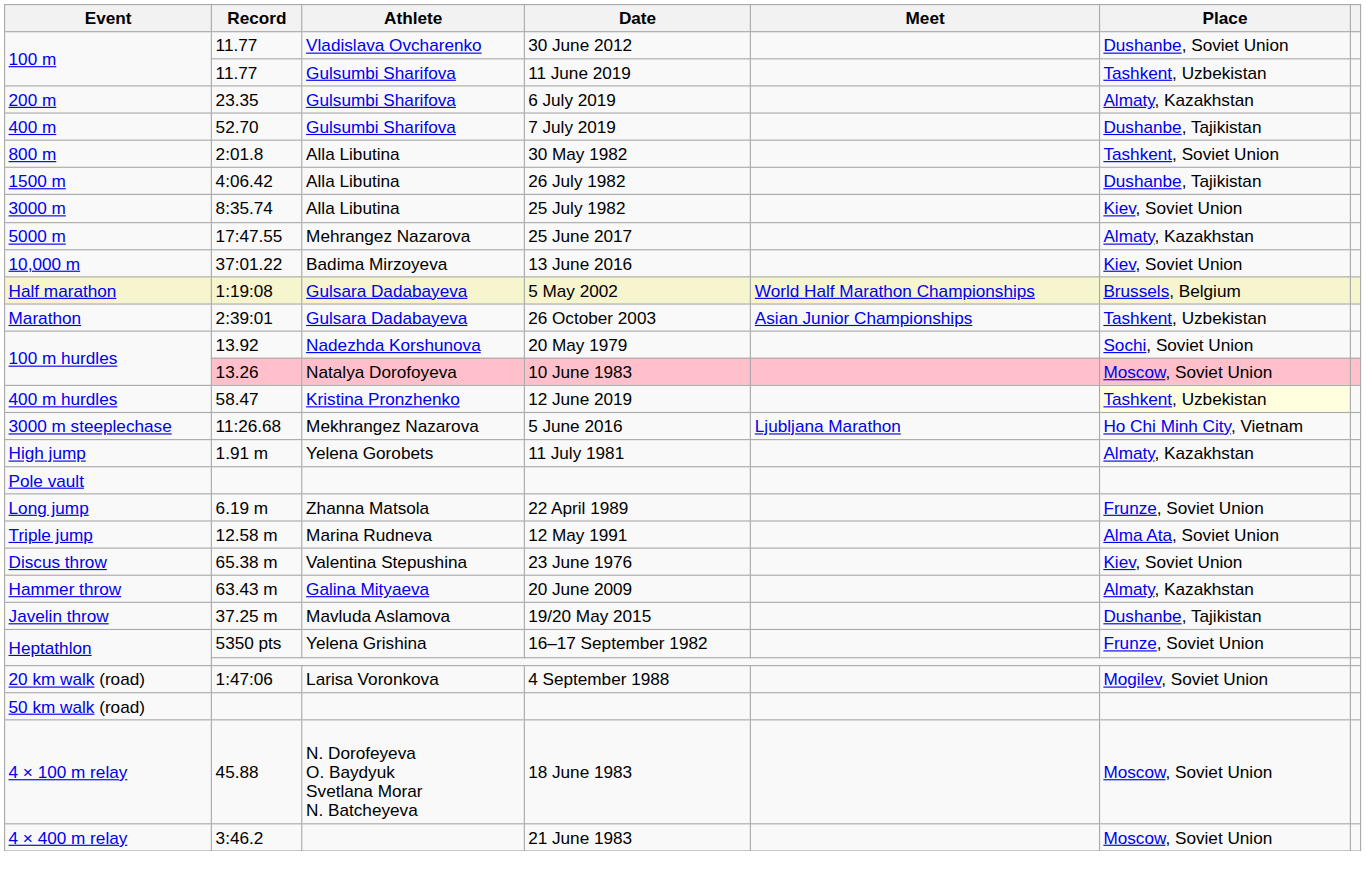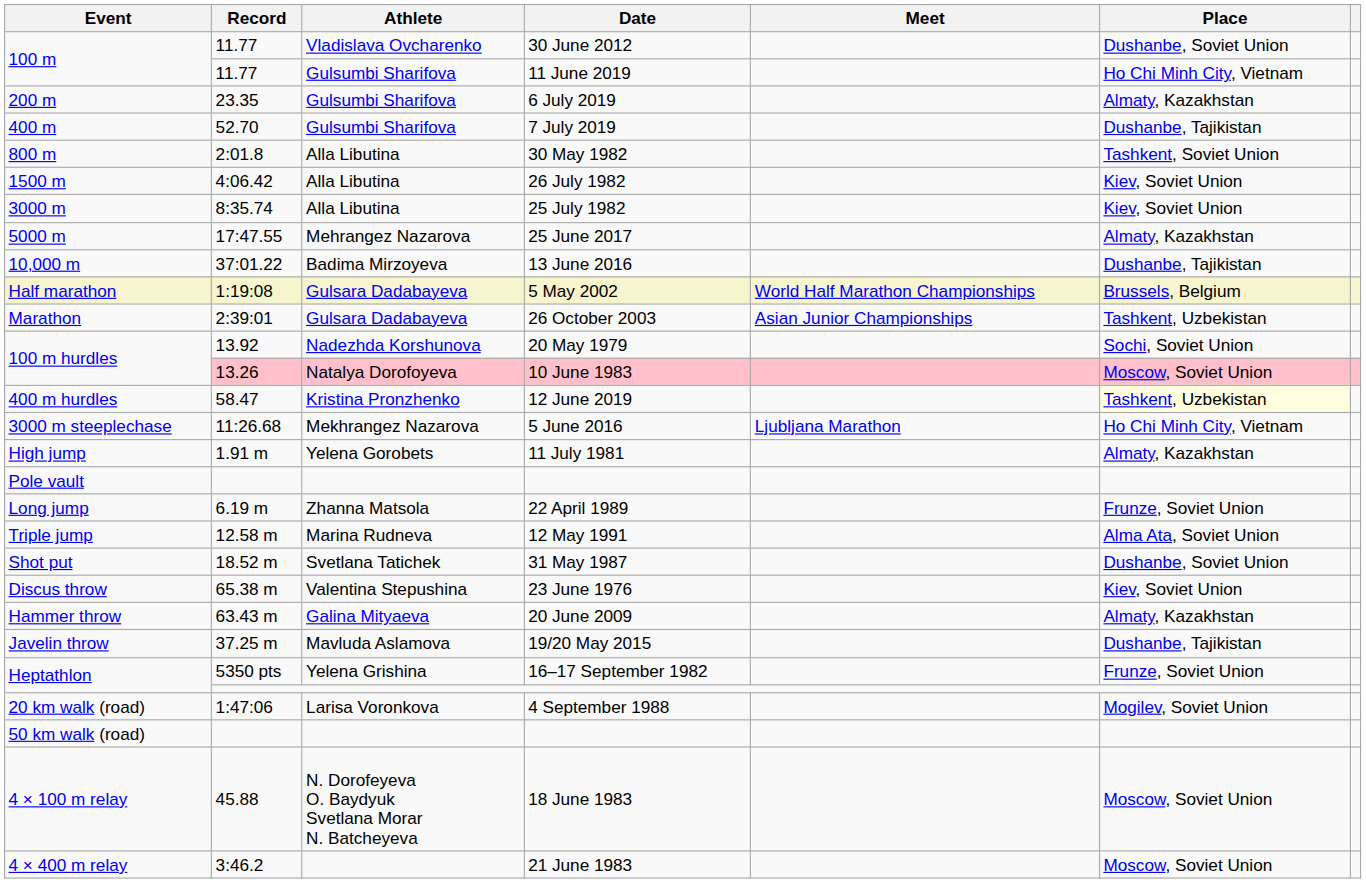(1185, 73) Tashkent, Uzbekistan -> (1203, 73) Ho Chi Minh City, Vietnam
(1182, 181) Dushanbe, Tajikistan -> (1173, 181) Kiev, Soviet Union
(1173, 263) Kiev, Soviet Union -> (1182, 263) Dushanbe, Tajikistan
+ row: (41, 562)
